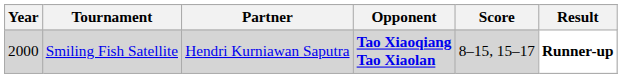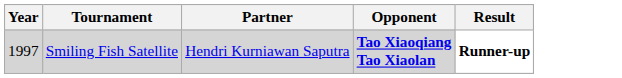- column: (497, 17)
(23, 51) 2000 -> (23, 51) 1997
